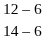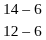rows swapped: (22, 30) <-> (22, 9)
